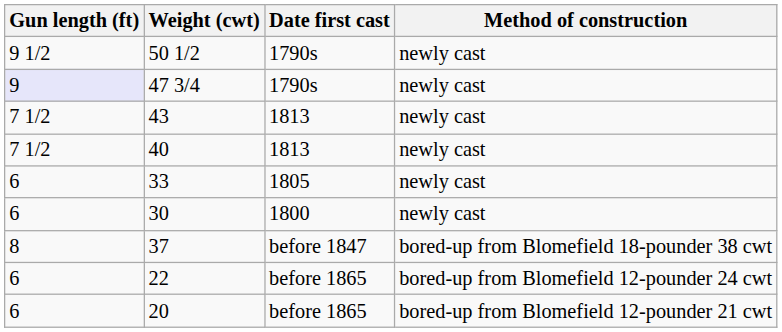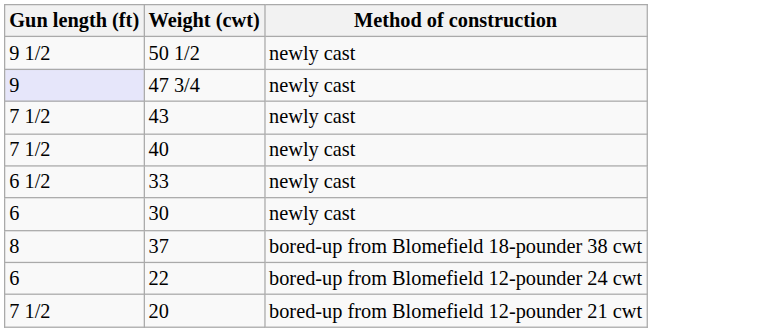- column: (329, 20)
(14, 181) 6 -> (30, 181) 6 1/2
(14, 310) 6 -> (30, 310) 7 1/2
